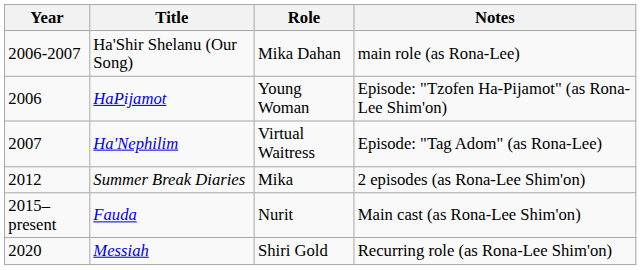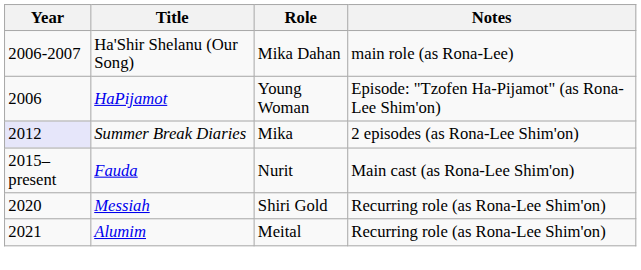- row: (136, 143)
(25, 179) no background -> (25, 134) lavender background
+ row: (120, 232)
